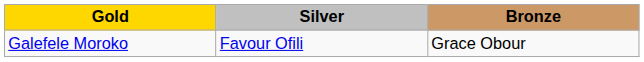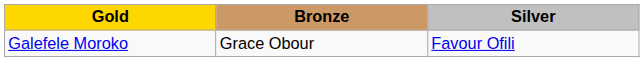columns swapped: (322, 17) <-> (533, 17)
